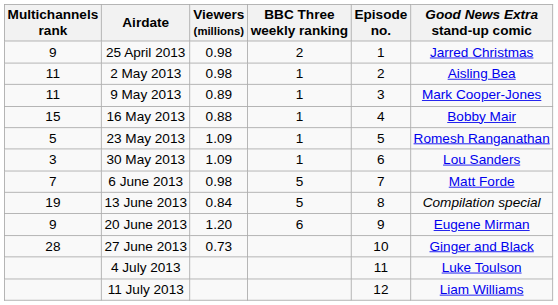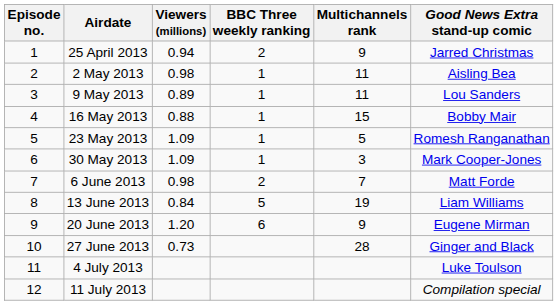columns swapped: (381, 22) <-> (53, 22)
(219, 52) 0.98 -> (181, 52) 0.94
(482, 95) Mark Cooper-Jones -> (482, 95) Lou Sanders
(482, 159) Lou Sanders -> (482, 159) Mark Cooper-Jones
(299, 181) 5 -> (262, 181) 2
(482, 203) Compilation special -> (482, 203) Liam Williams
(482, 289) Liam Williams -> (482, 289) Compilation special
